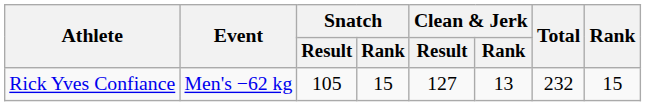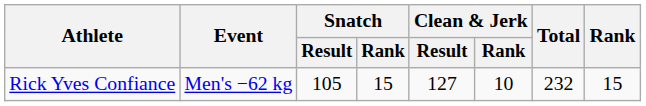(504, 84) 13 -> (504, 84) 10
